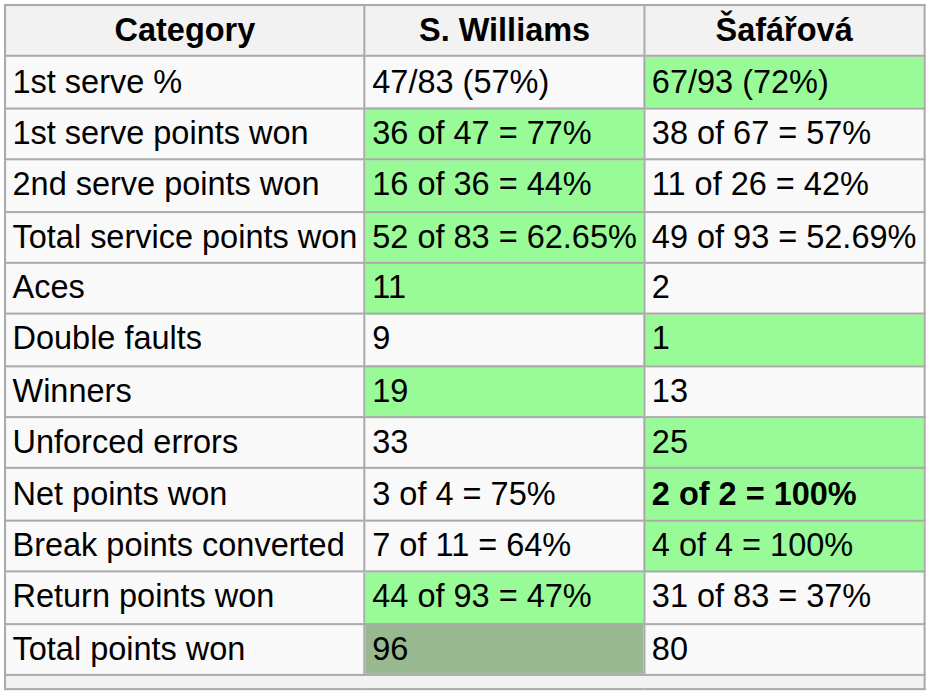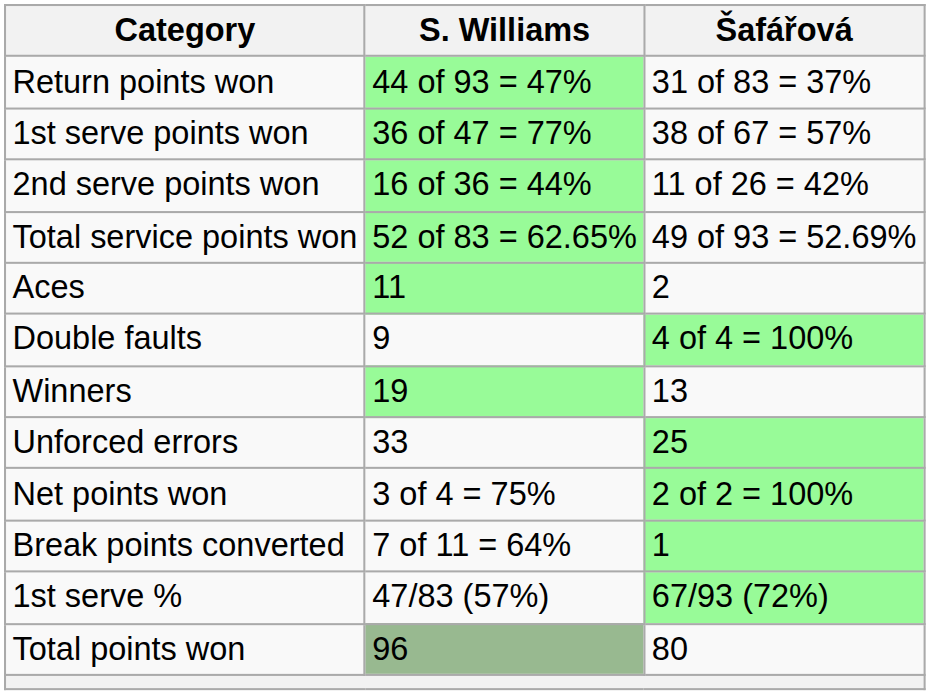rows swapped: (97, 81) <-> (143, 596)
(661, 339) 1 -> (752, 339) 4 of 4 = 100%
(754, 493) bold -> (752, 493) normal
(752, 545) 4 of 4 = 100% -> (661, 545) 1
